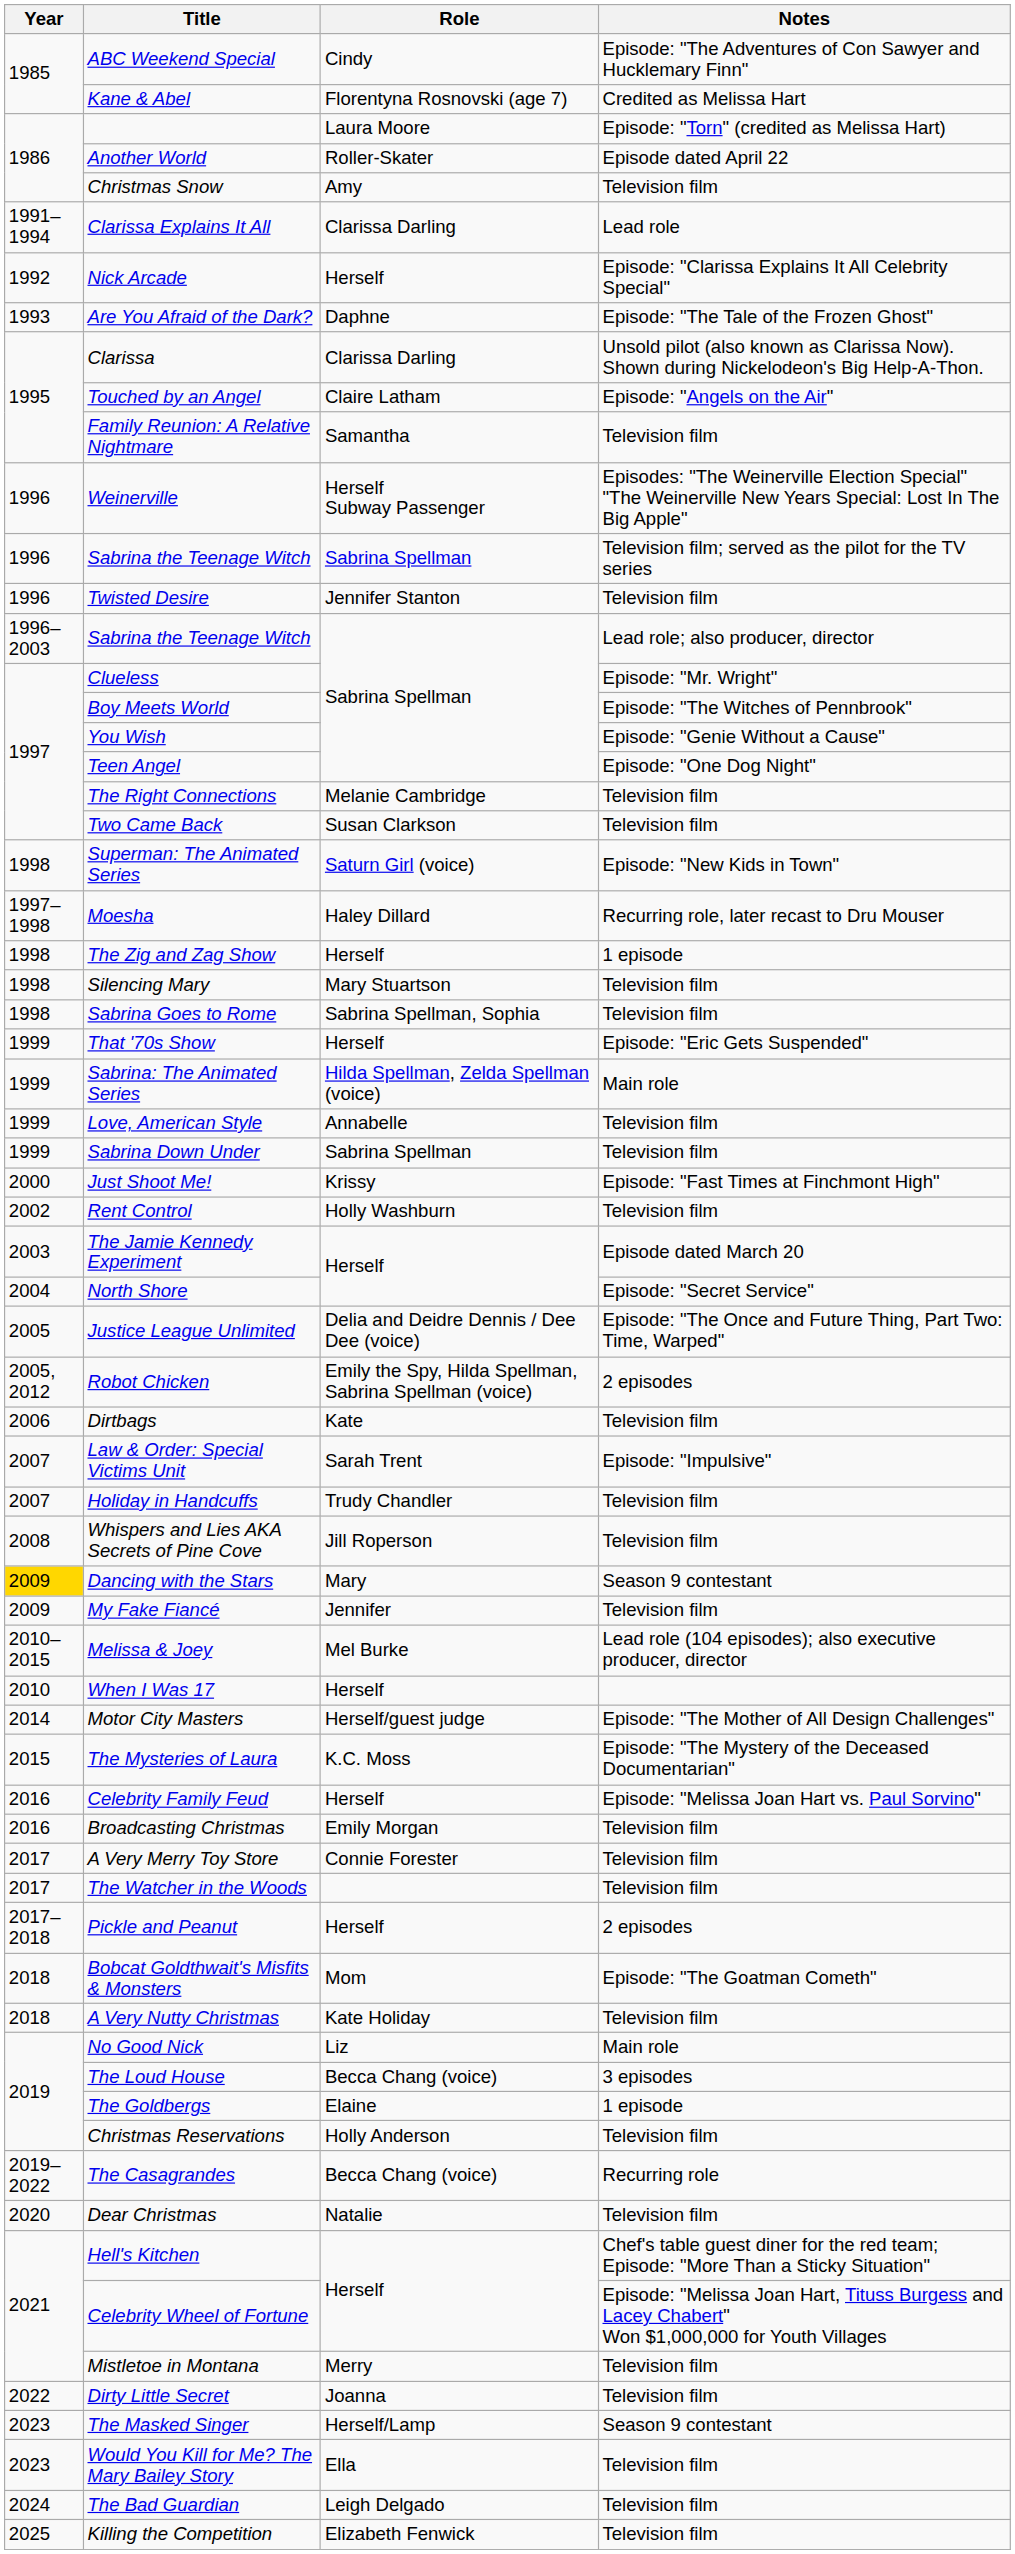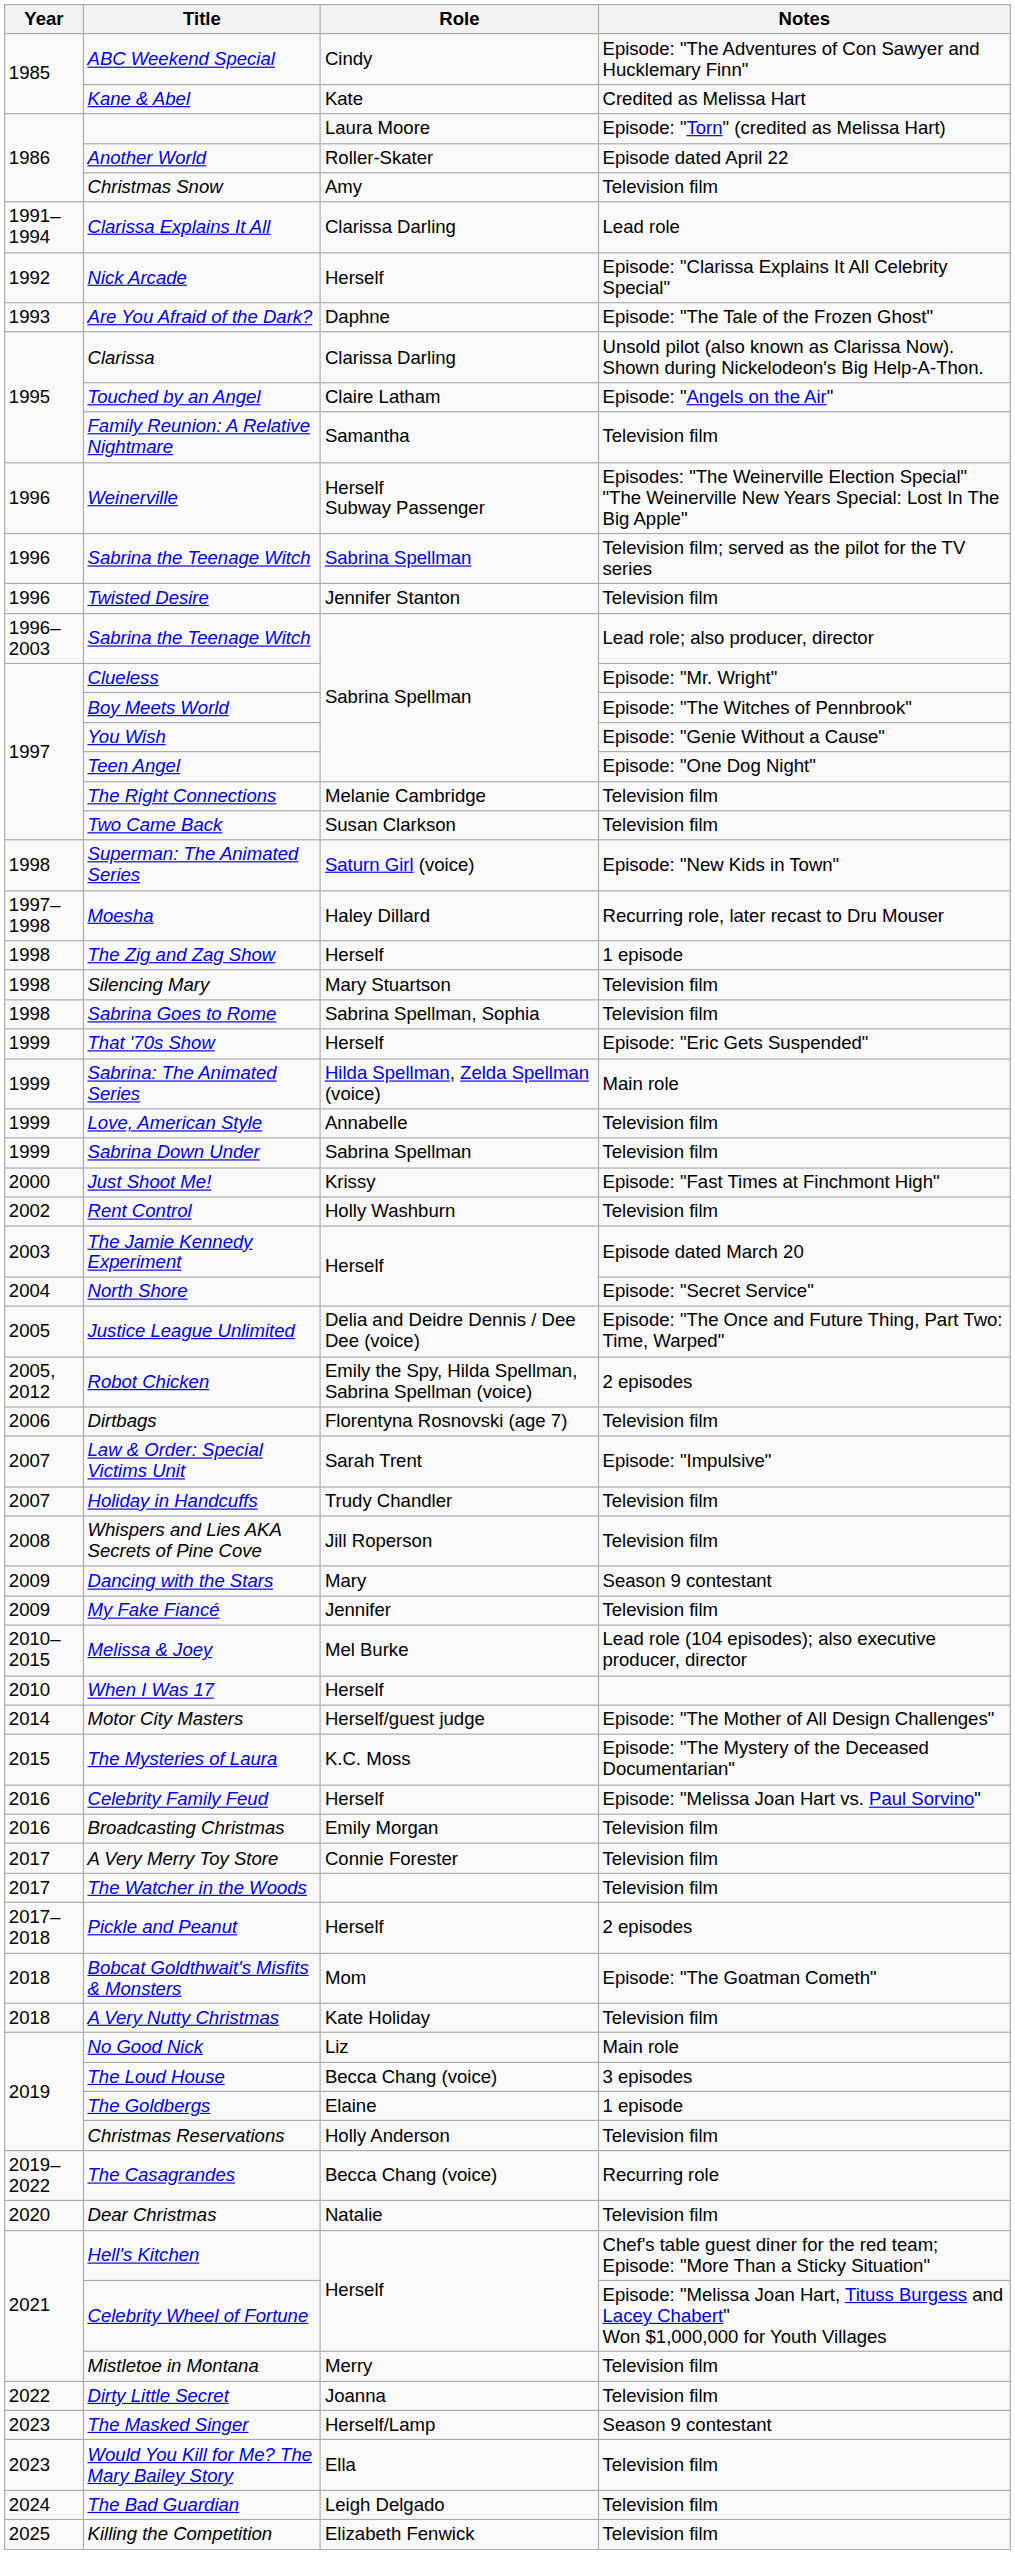(446, 98) Florentyna Rosnovski (age 7) -> (344, 98) Kate
(344, 1421) Kate -> (446, 1421) Florentyna Rosnovski (age 7)
(30, 1581) gold background -> (30, 1581) no background
